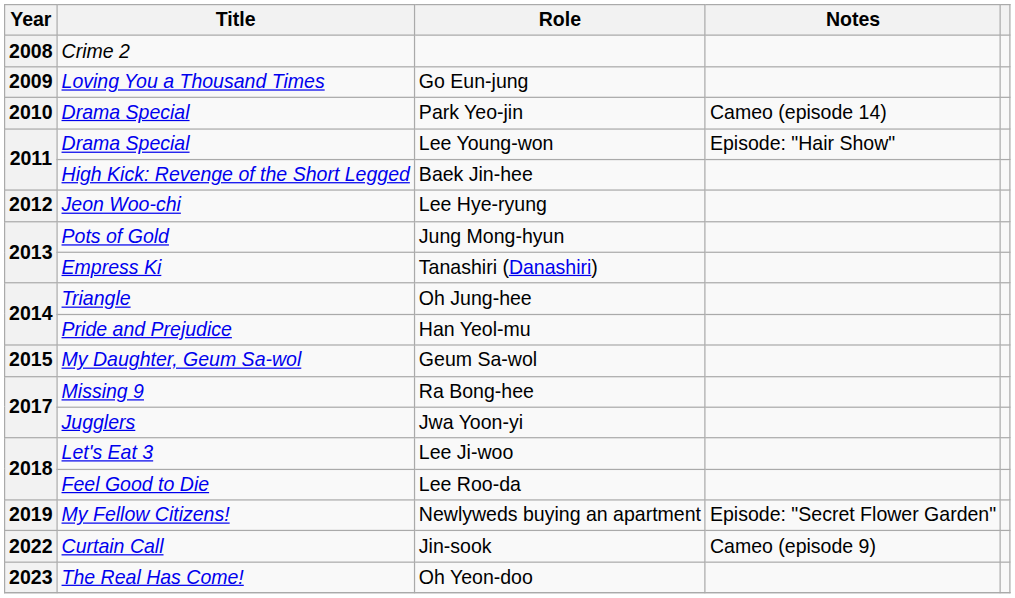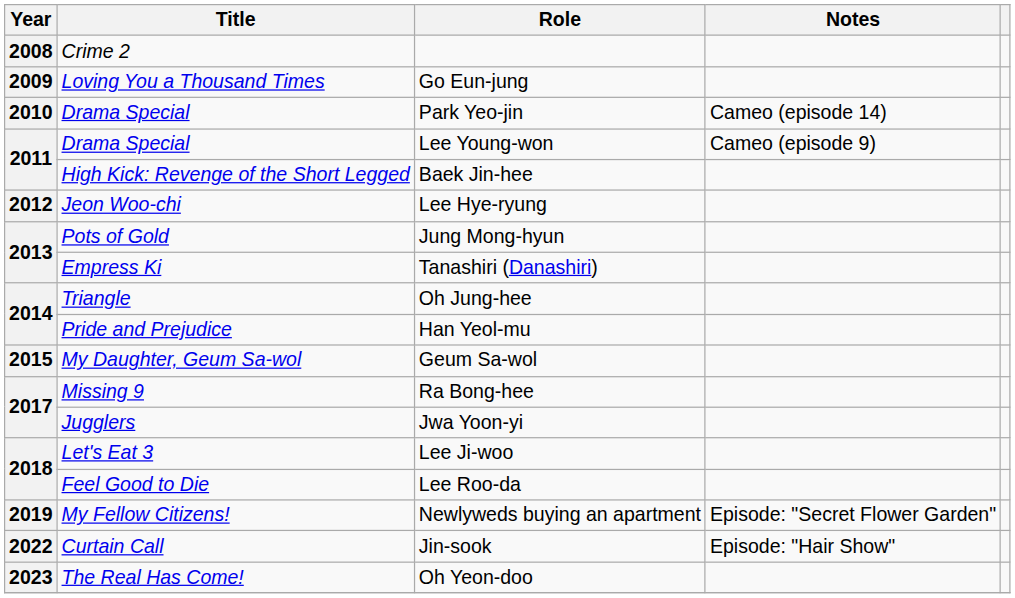(803, 143) Episode: "Hair Show" -> (793, 143) Cameo (episode 9)
(793, 546) Cameo (episode 9) -> (803, 546) Episode: "Hair Show"
